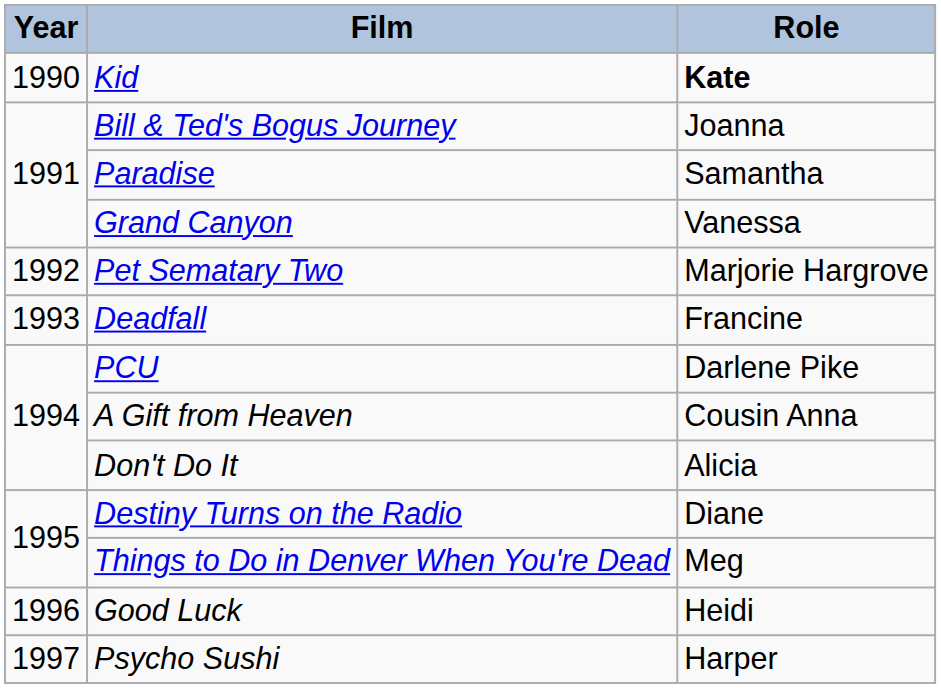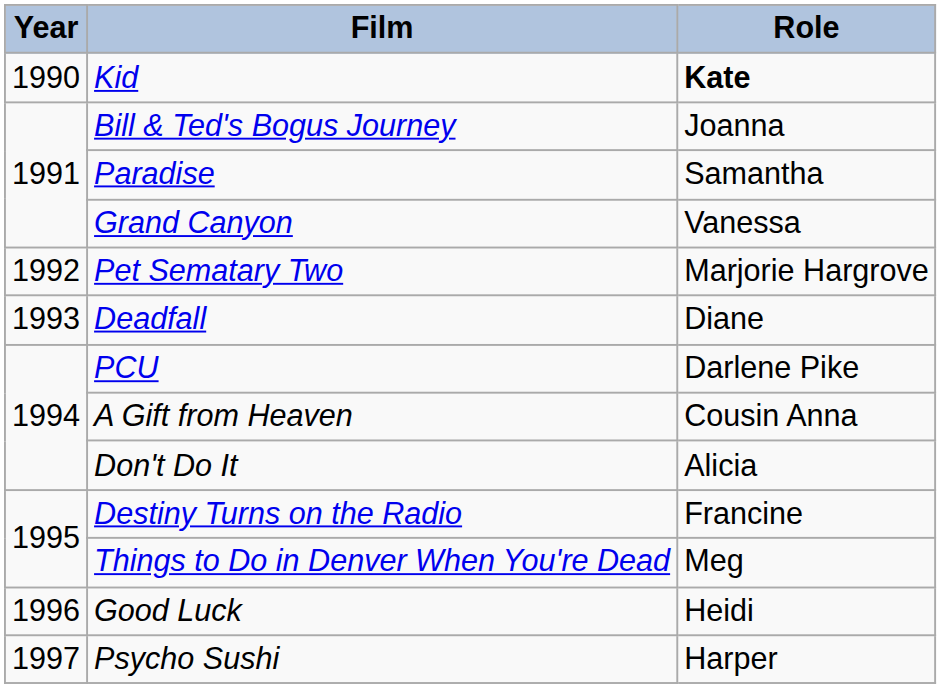(744, 319) Francine -> (724, 319) Diane
(724, 513) Diane -> (744, 513) Francine
